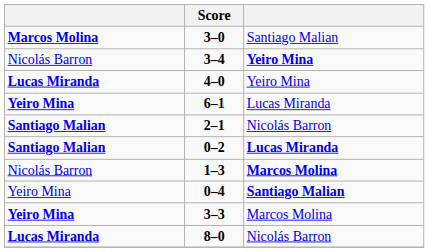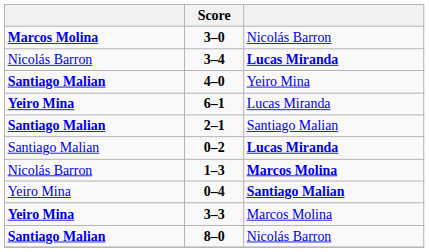(292, 37) Santiago Malian -> (289, 37) Nicolás Barron
(280, 59) Yeiro Mina -> (293, 59) Lucas Miranda
(53, 81) Lucas Miranda -> (57, 81) Santiago Malian
(289, 125) Nicolás Barron -> (292, 125) Santiago Malian
(57, 147) bold -> (53, 147) normal
(53, 236) Lucas Miranda -> (57, 236) Santiago Malian
